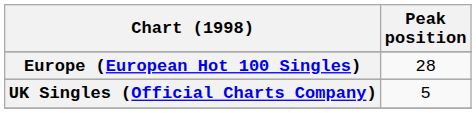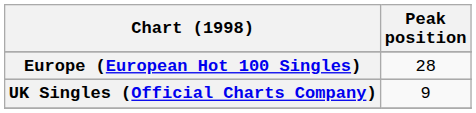(426, 94) 5 -> (426, 94) 9
